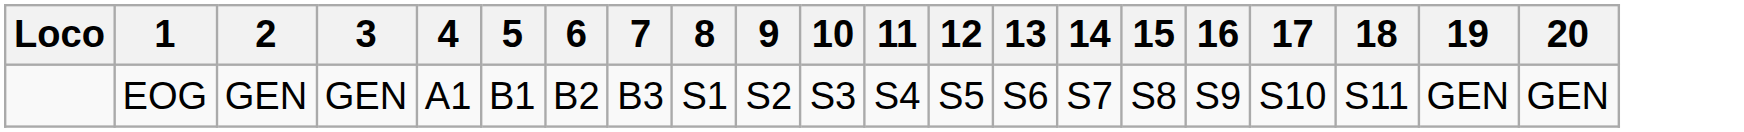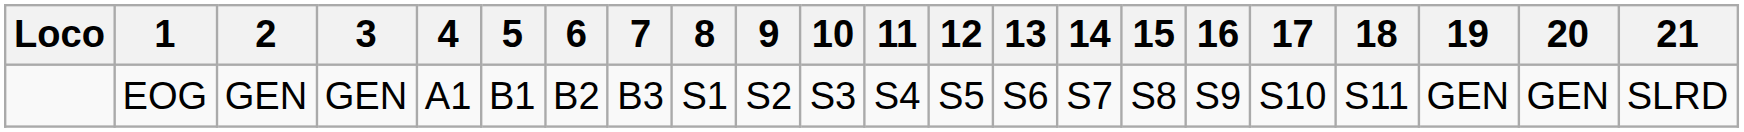+ column: (1677, 34)
